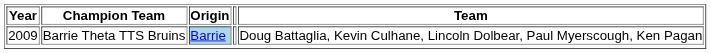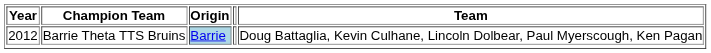(23, 35) 2009 -> (23, 35) 2012
